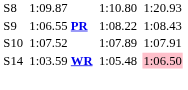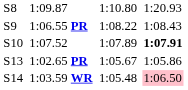(163, 43) normal -> (163, 43) bold
+ row: (59, 60)
